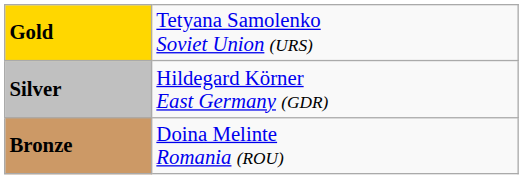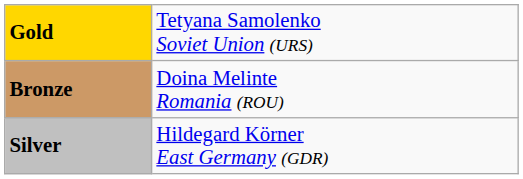rows swapped: (35, 89) <-> (41, 145)
